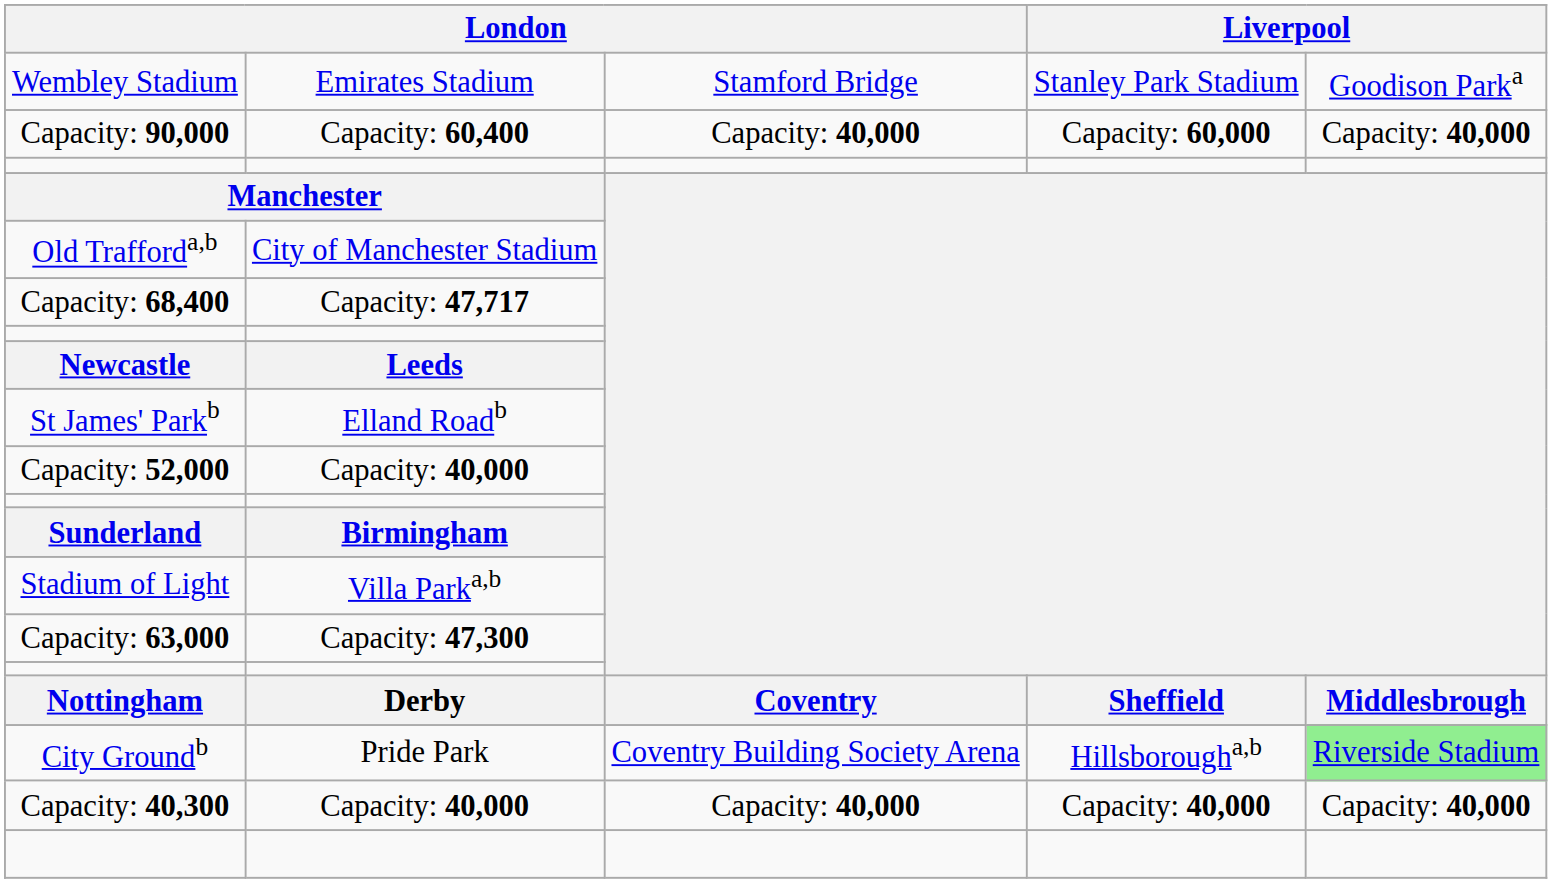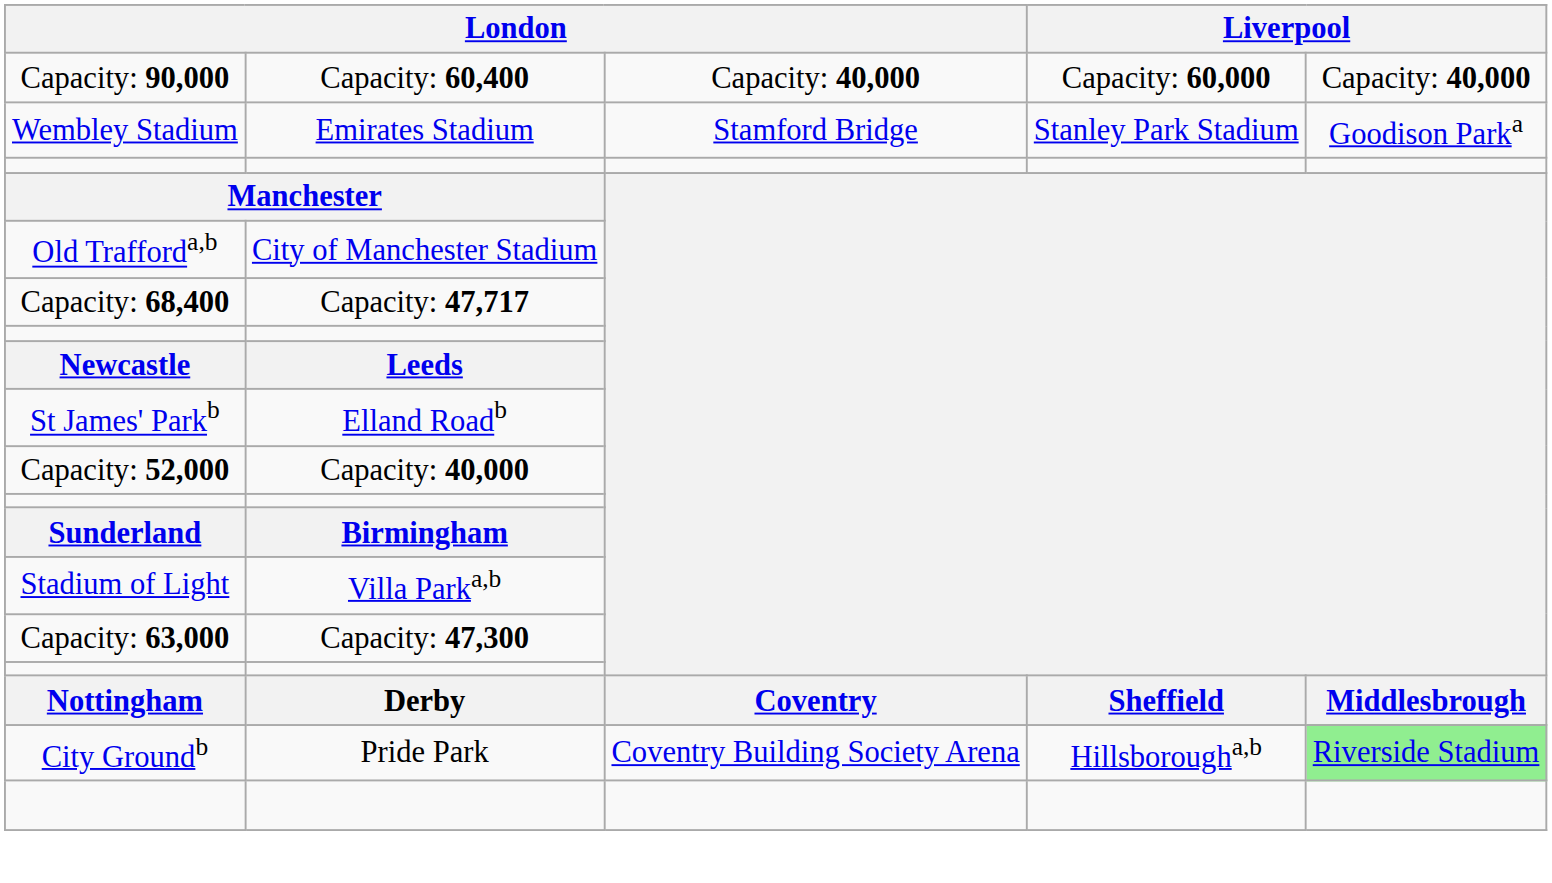rows swapped: (125, 81) <-> (125, 133)
- row: (125, 804)
